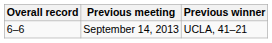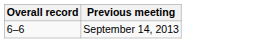- column: (225, 12)
